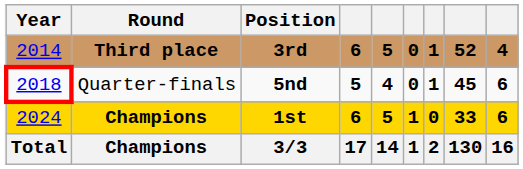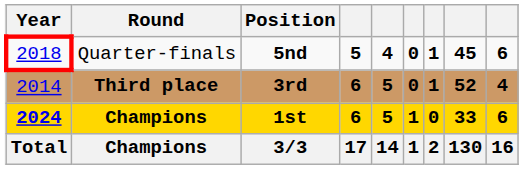rows swapped: (156, 52) <-> (157, 84)
(39, 118) normal -> (39, 118) bold
